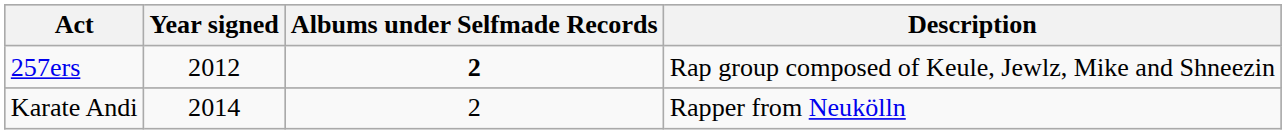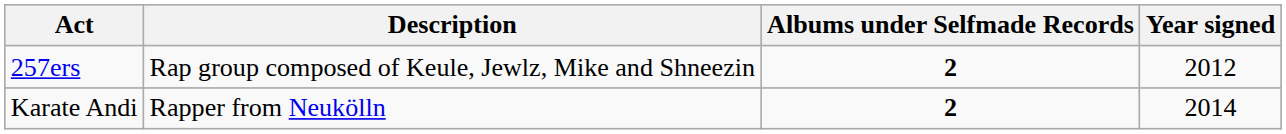columns swapped: (214, 25) <-> (972, 25)
(474, 107) normal -> (950, 107) bold
